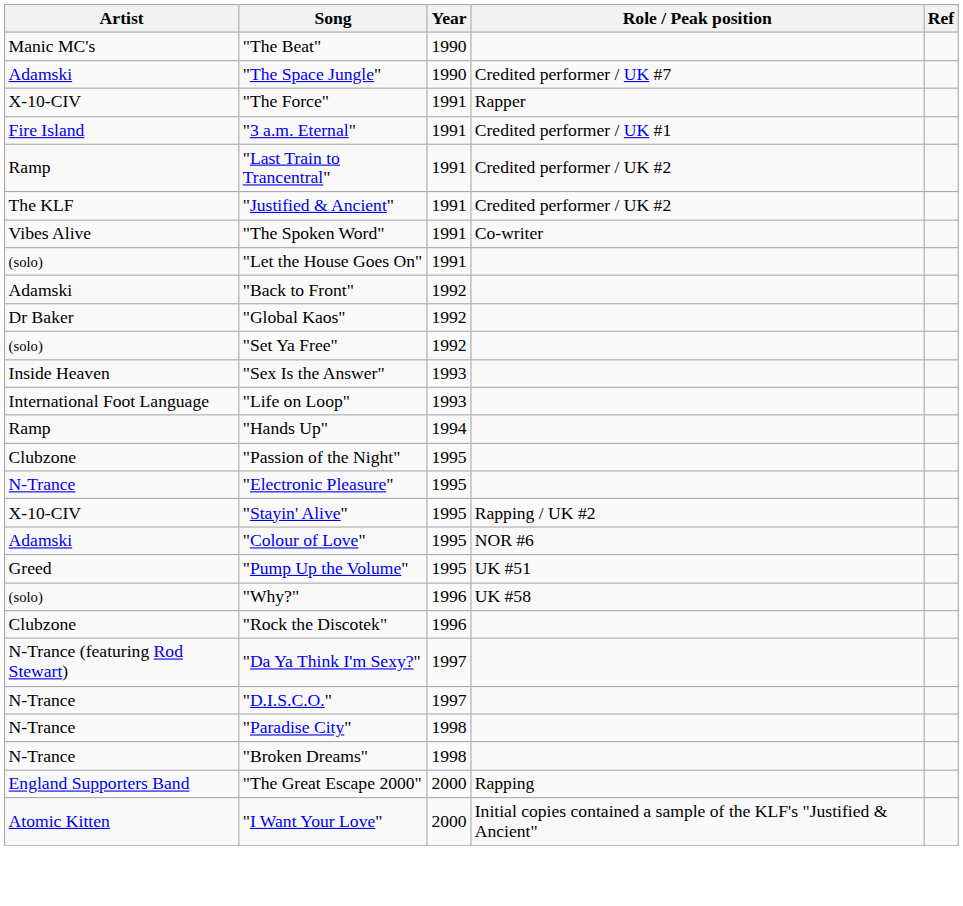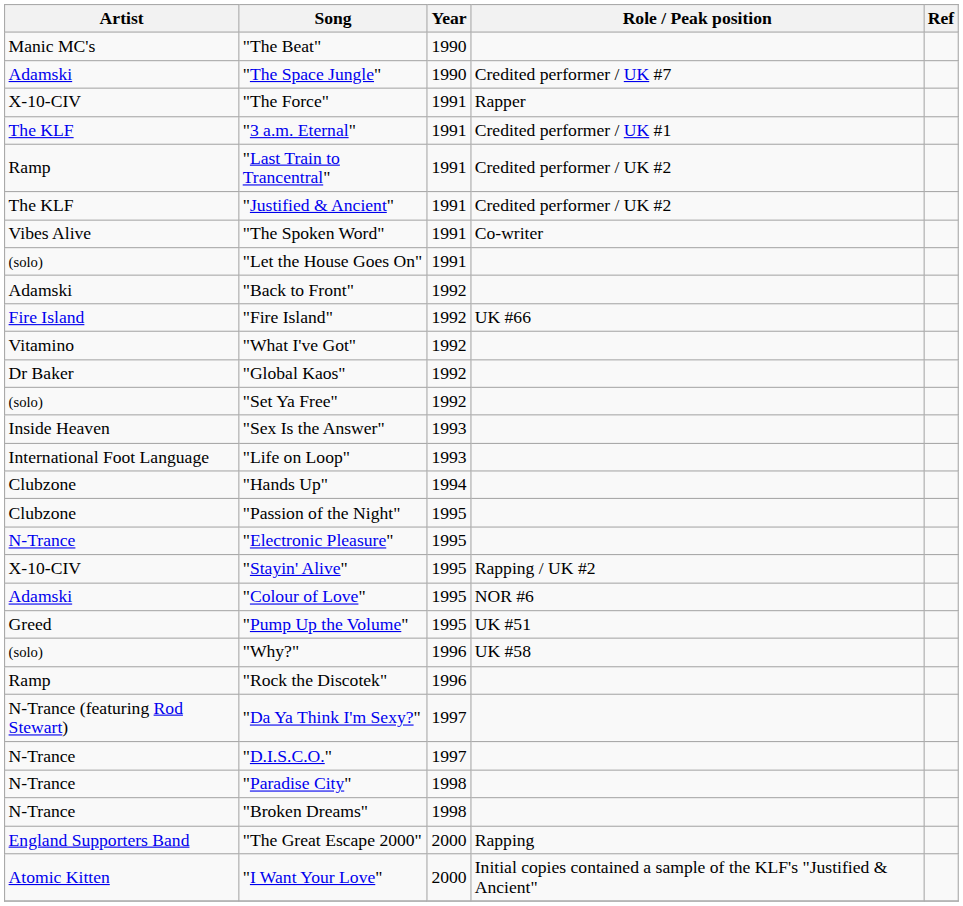(46, 130) Fire Island -> (41, 130) The KLF
+ row: (288, 317)
+ row: (299, 345)
(30, 429) Ramp -> (42, 484) Clubzone
(42, 624) Clubzone -> (30, 680) Ramp
